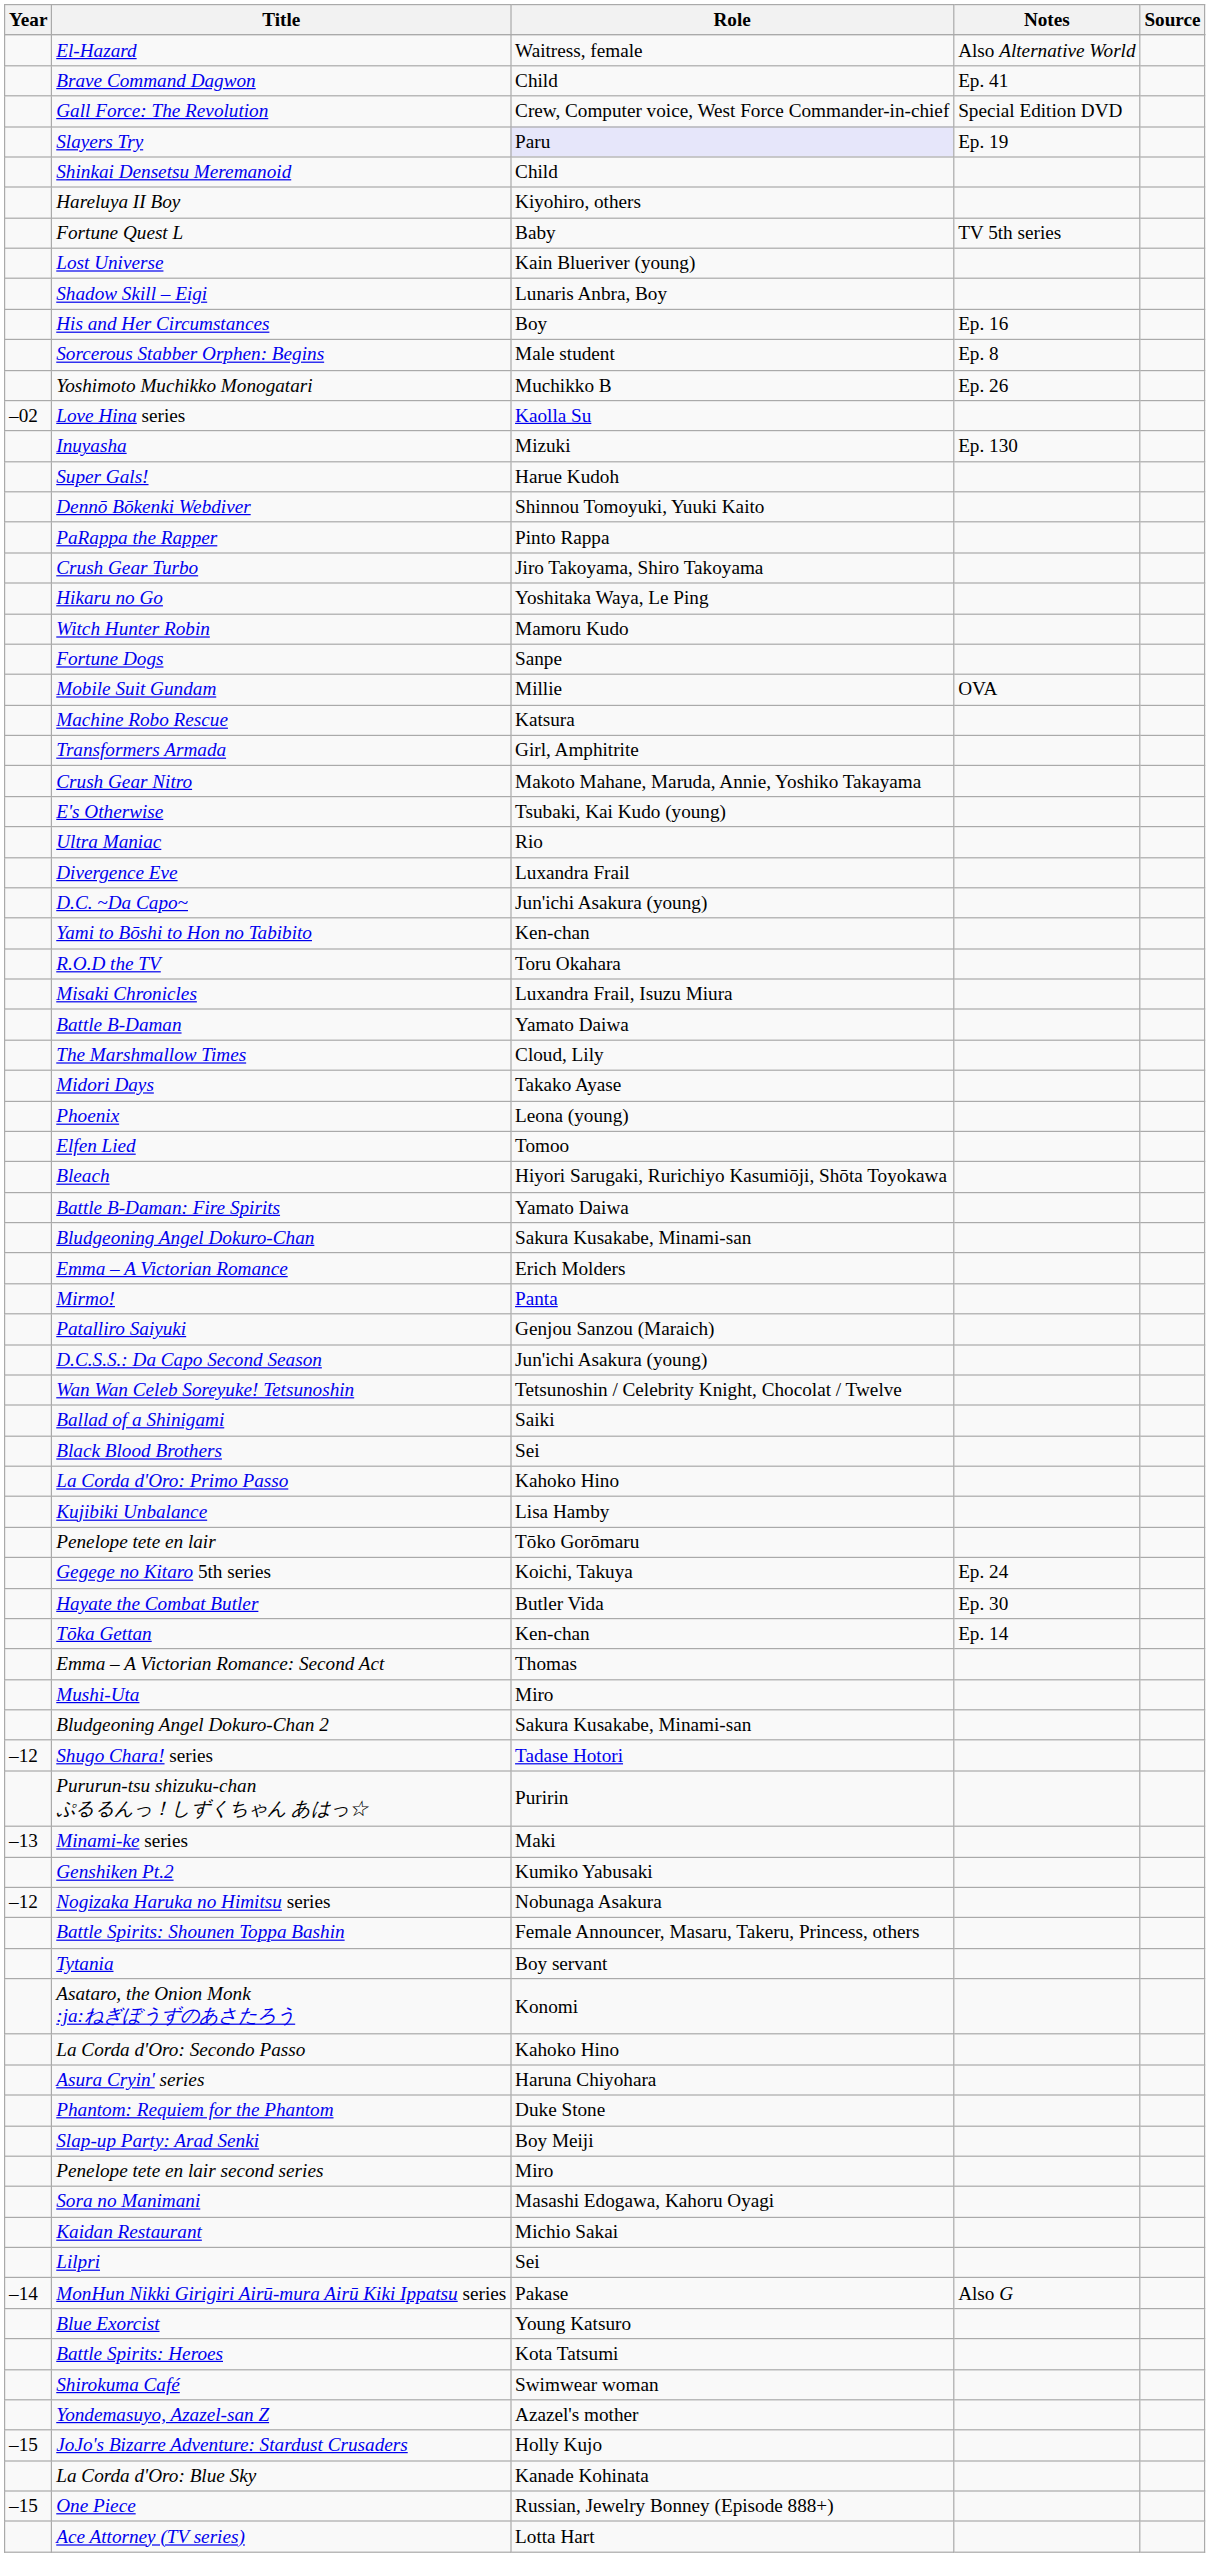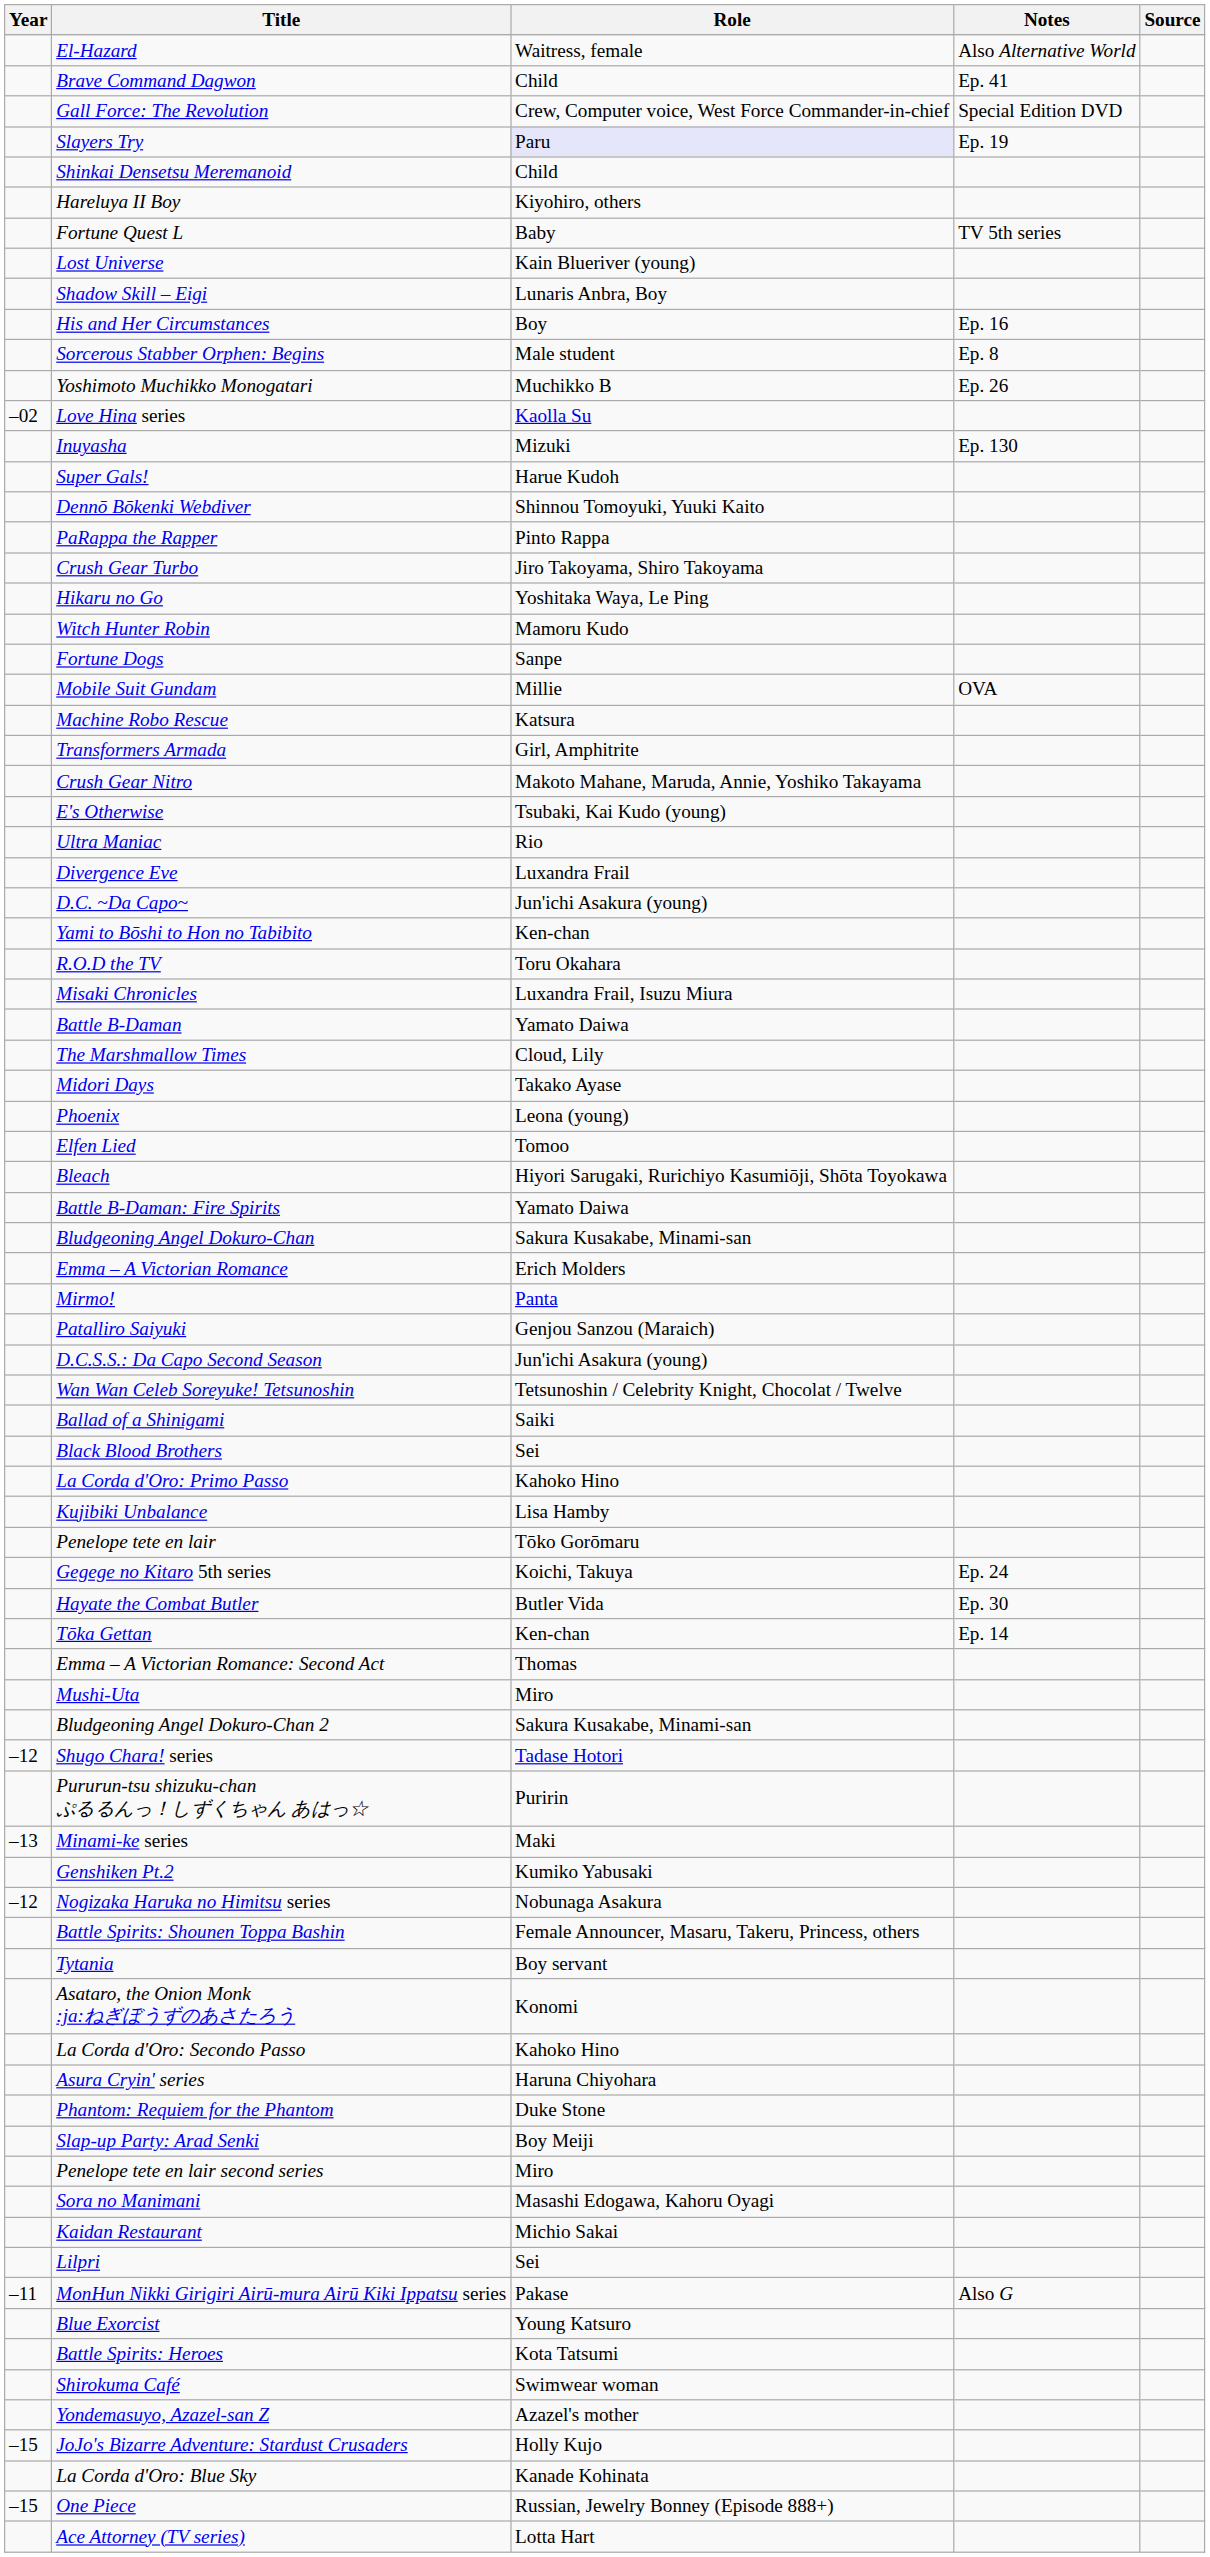(23, 2292) –14 -> (23, 2292) –11
